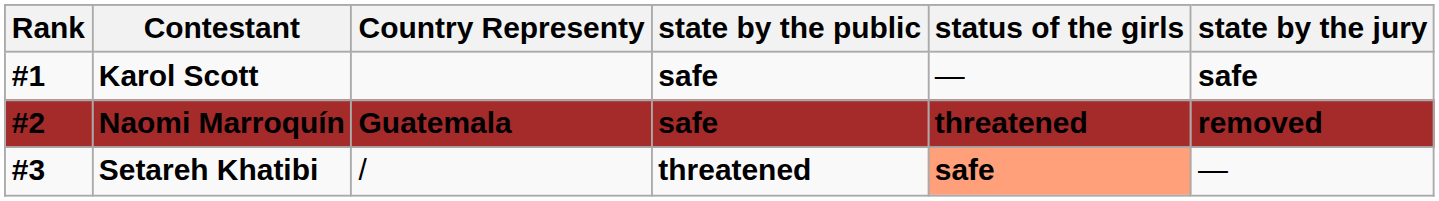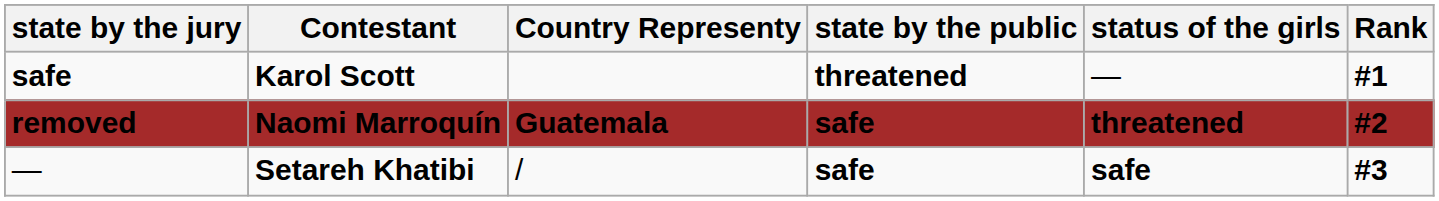columns swapped: (48, 28) <-> (1313, 28)
(688, 75) safe -> (891, 75) threatened
(735, 170) threatened -> (845, 170) safe
(965, 170) lightsalmon background -> (1121, 170) no background
